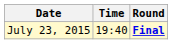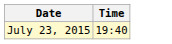- column: (149, 13)
